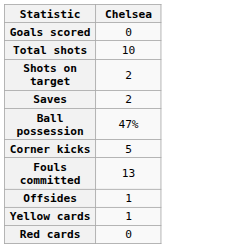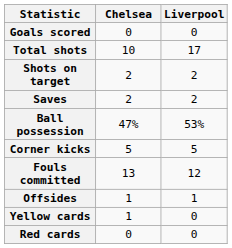+ column: (194, 14)
